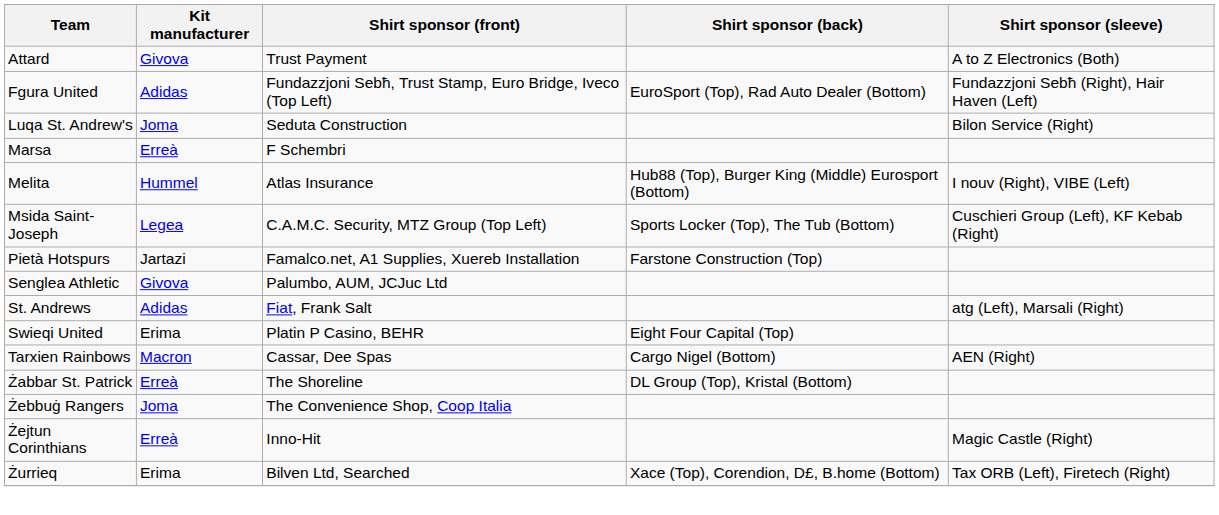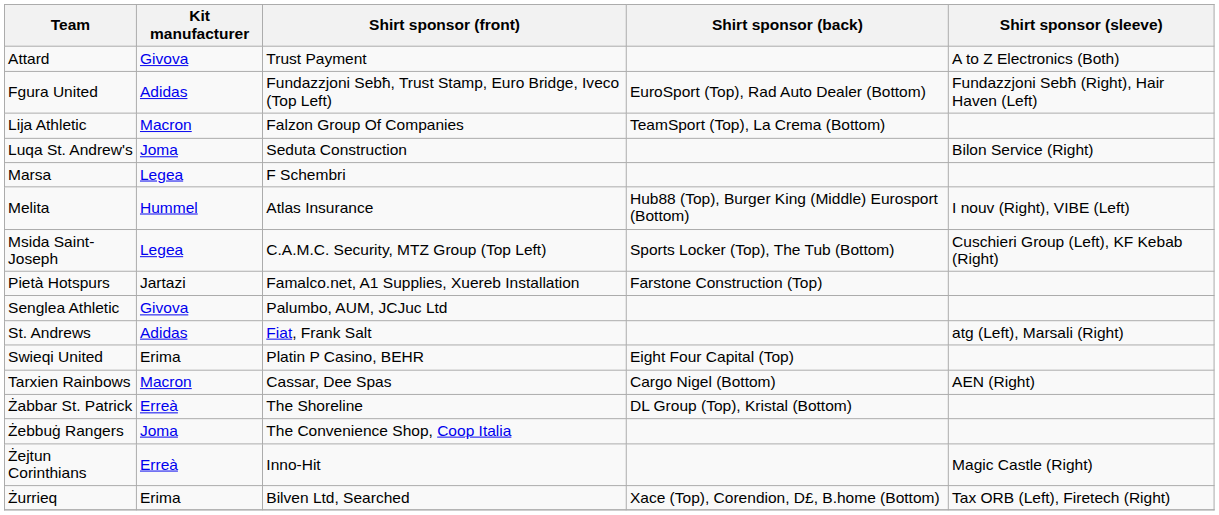+ row: (47, 125)
(159, 150) Erreà -> (162, 174) Legea
